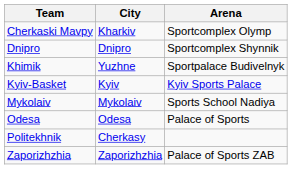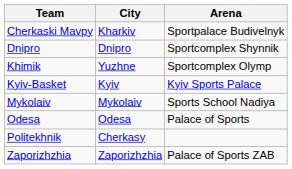(219, 31) Sportcomplex Olymp -> (226, 31) Sportpalace Budivelnyk
(226, 66) Sportpalace Budivelnyk -> (219, 66) Sportcomplex Olymp
